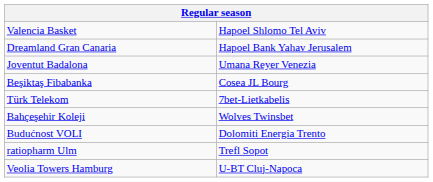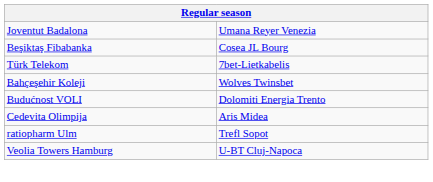- row: (42, 30)
- row: (62, 47)
+ row: (47, 116)
